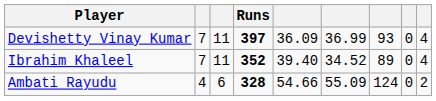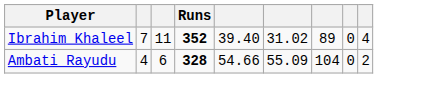- row: (100, 39)
(346, 61) 34.52 -> (287, 39) 31.02
(386, 84) 124 -> (327, 61) 104
